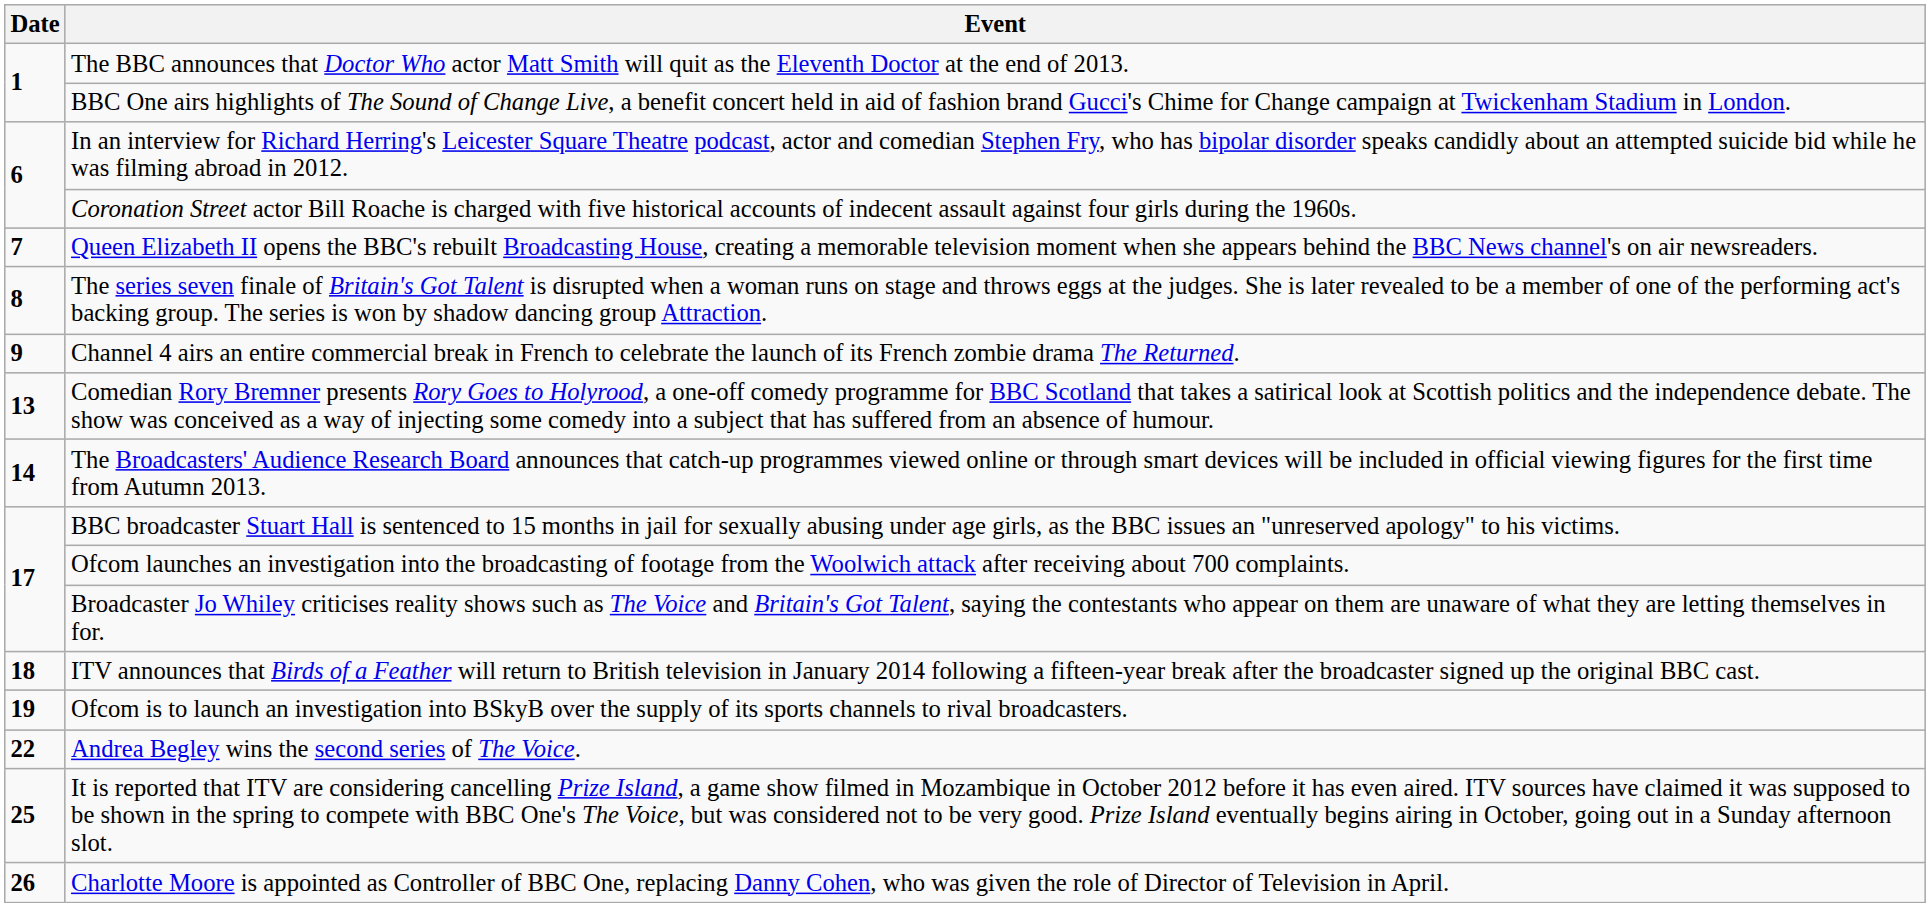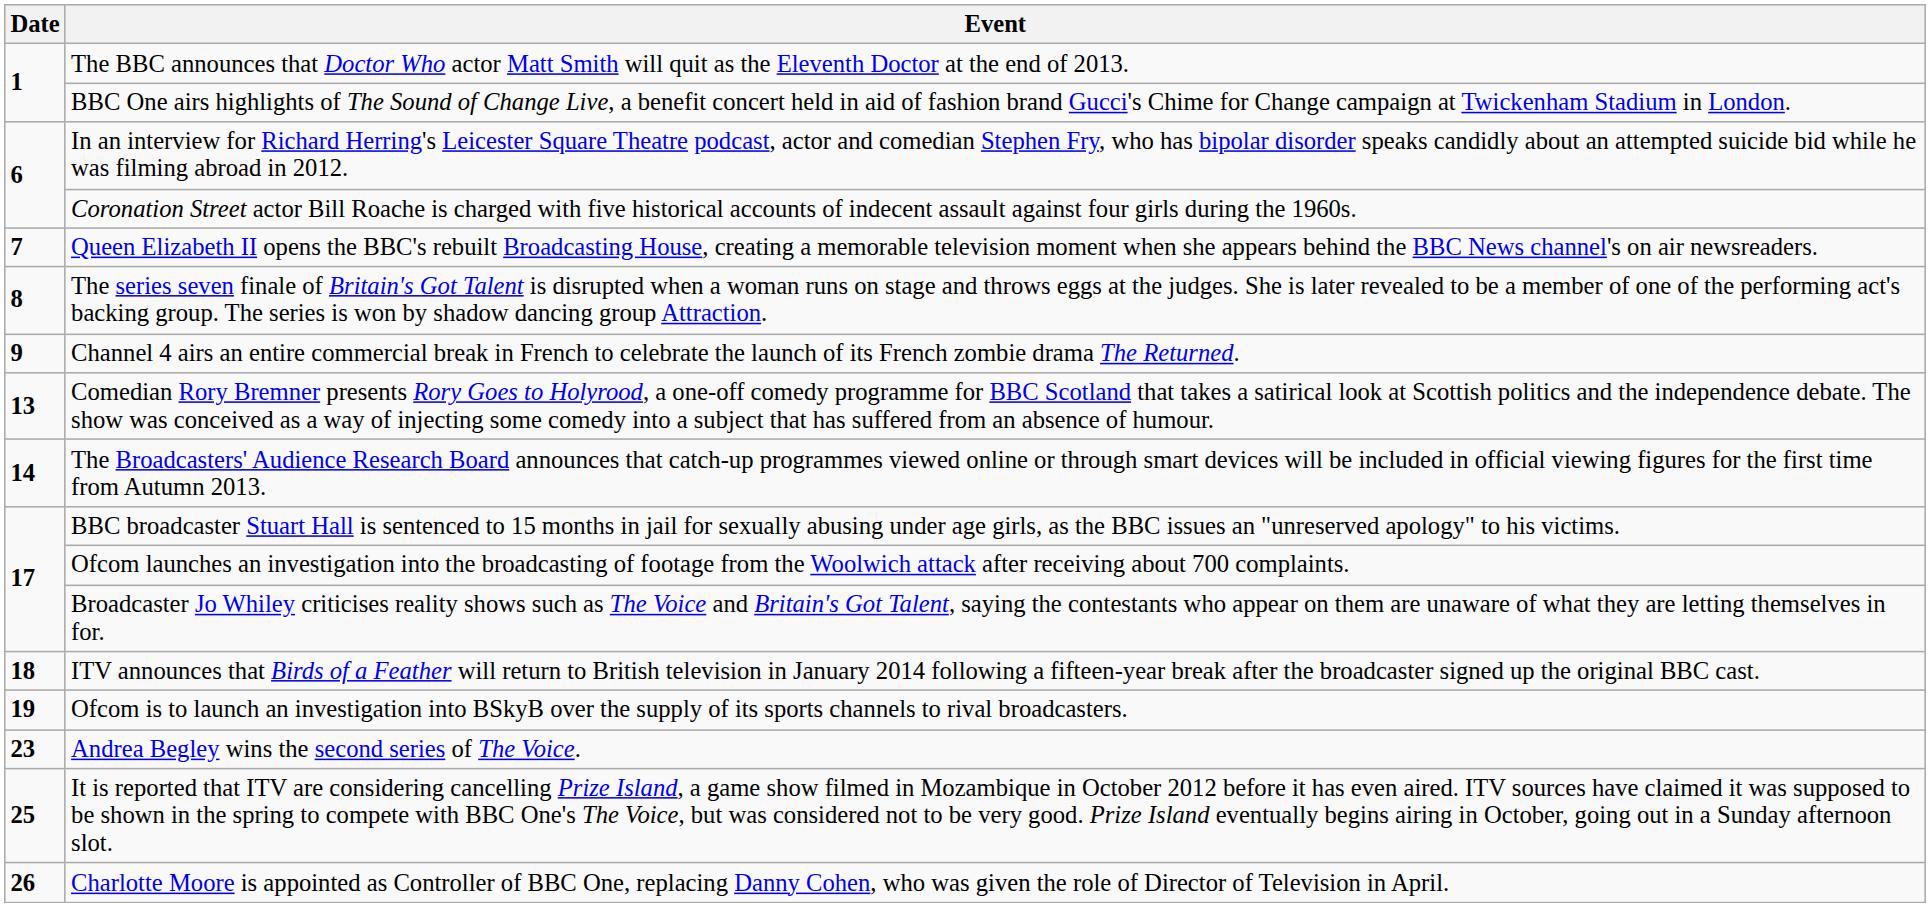(23, 748) 22 -> (23, 748) 23
